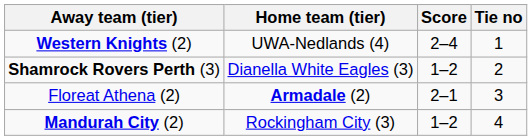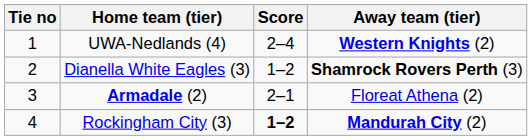columns swapped: (499, 17) <-> (114, 17)
(444, 122) normal -> (281, 122) bold
